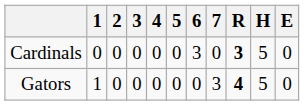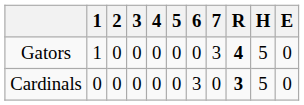rows swapped: (46, 52) <-> (46, 84)
